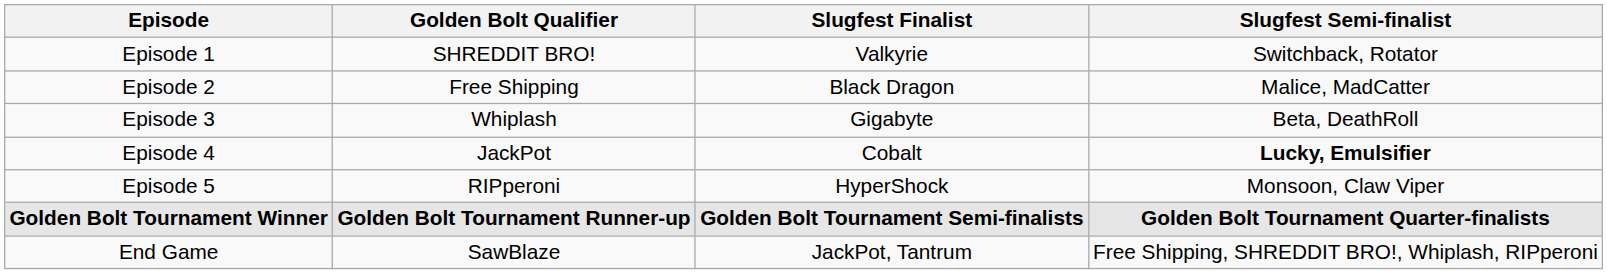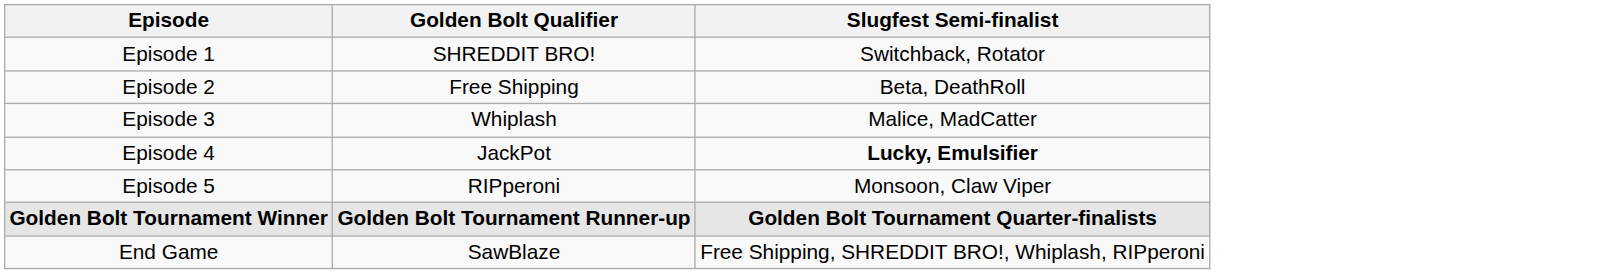- column: (892, 20)
(1345, 86) Malice, MadCatter -> (953, 86) Beta, DeathRoll
(1345, 119) Beta, DeathRoll -> (953, 119) Malice, MadCatter
